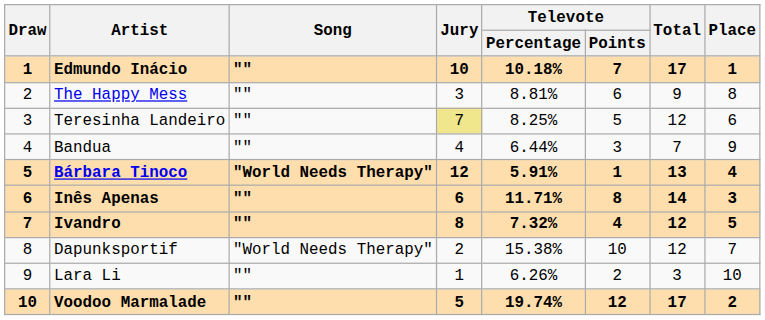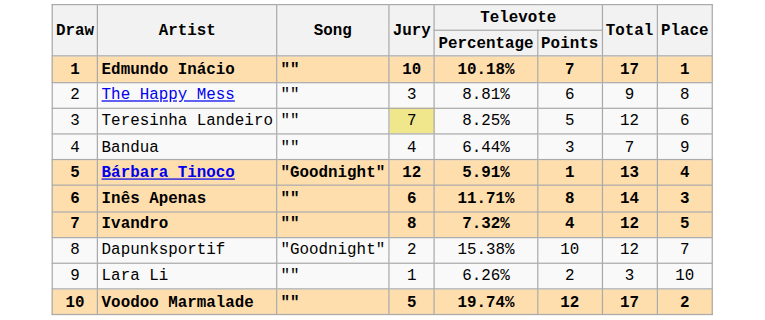(333, 173) "World Needs Therapy" -> (333, 173) "Goodnight"
(333, 250) "World Needs Therapy" -> (333, 250) "Goodnight"
